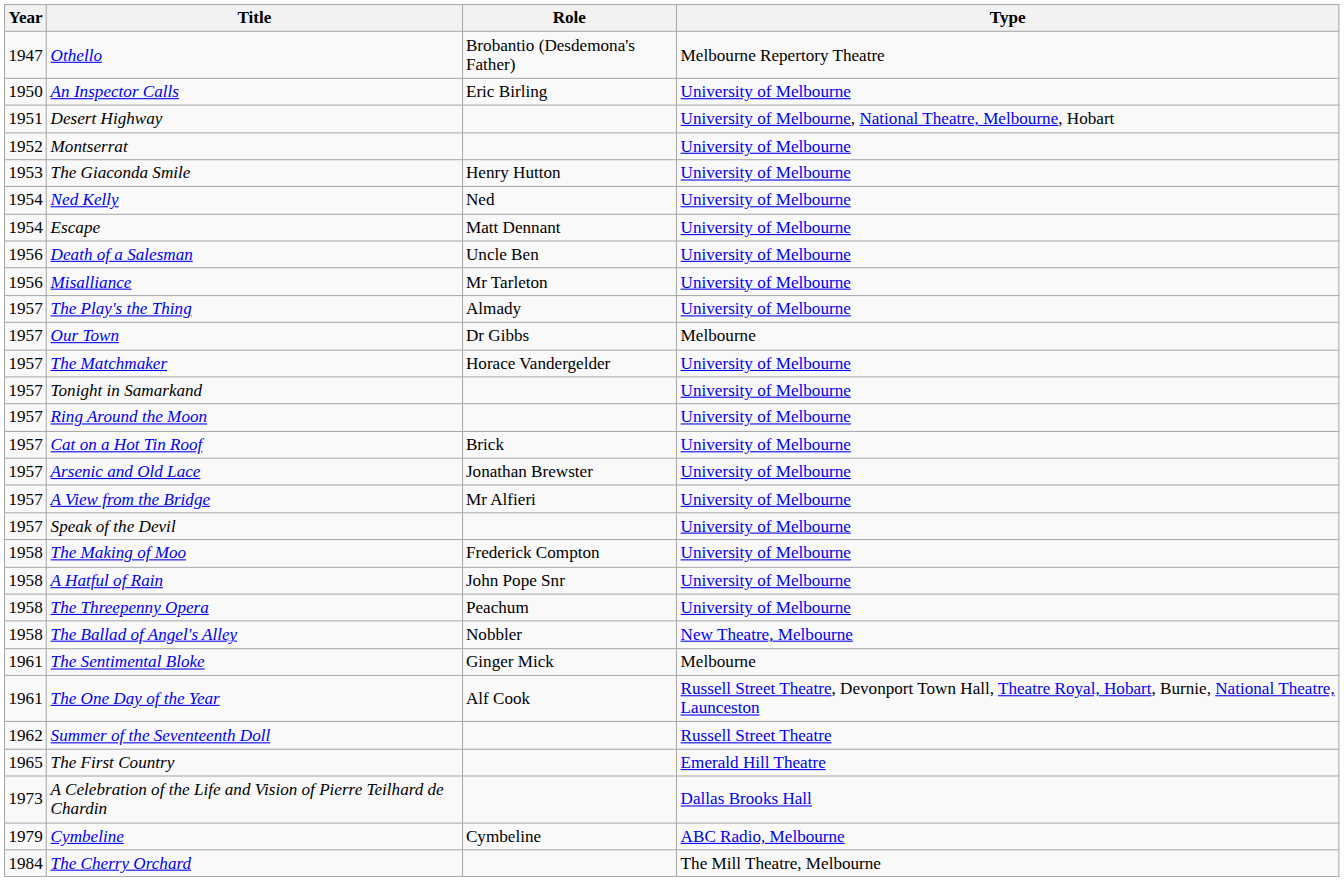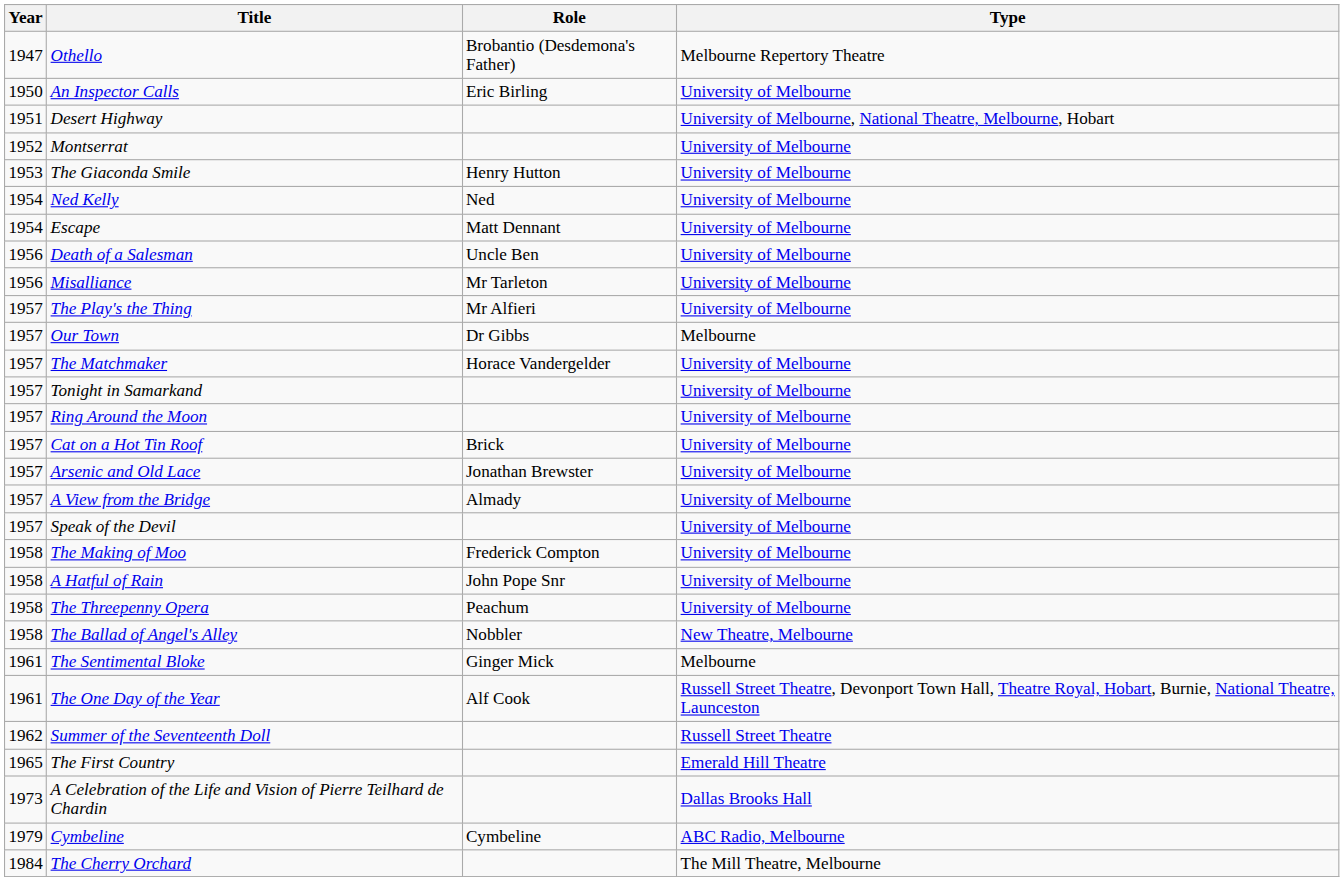(494, 308) Almady -> (501, 308) Mr Alfieri
(501, 498) Mr Alfieri -> (494, 498) Almady
